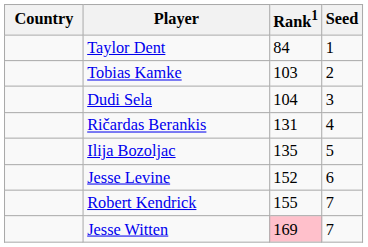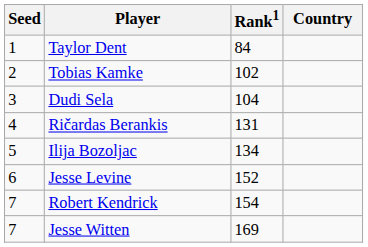columns swapped: (44, 19) <-> (342, 19)
(285, 73) 103 -> (247, 73) 102
(285, 151) 135 -> (247, 151) 134
(285, 203) 155 -> (247, 203) 154
(285, 228) pink background -> (247, 228) no background
